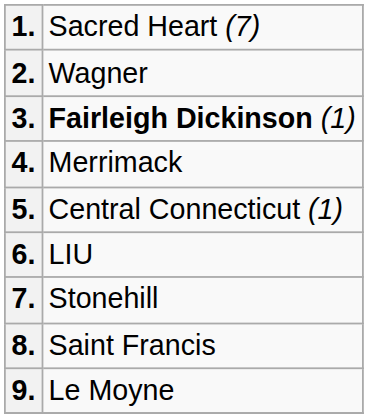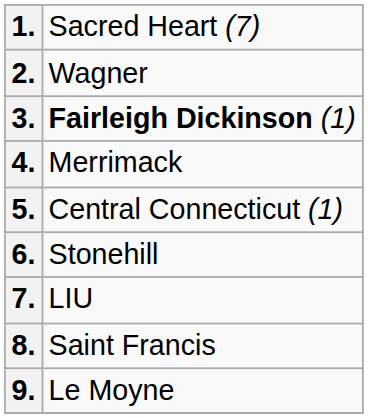(71, 254) LIU -> (104, 254) Stonehill
(104, 299) Stonehill -> (71, 299) LIU
